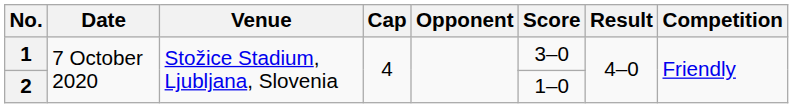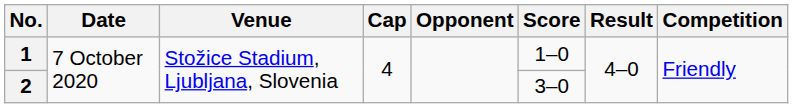(552, 53) 3–0 -> (552, 53) 1–0
(552, 86) 1–0 -> (552, 86) 3–0
